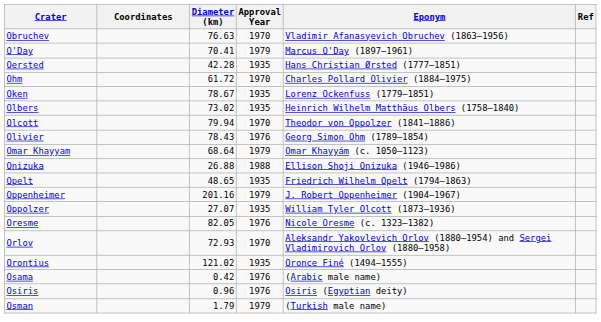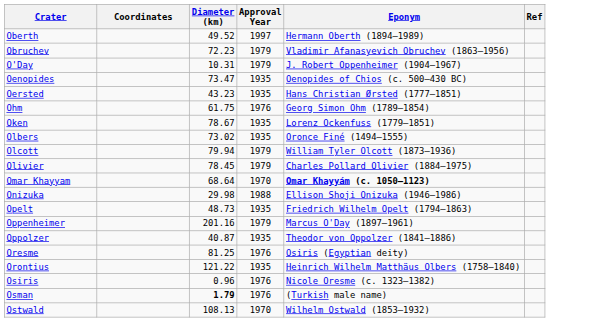+ row: (22, 36)
(221, 36) 76.63 -> (221, 51) 72.23
(260, 36) 1970 -> (260, 51) 1979
(221, 51) 70.41 -> (221, 65) 10.31
(349, 51) Marcus O'Day (1897–1961) -> (374, 65) J. Robert Oppenheimer (1904–1967)
+ row: (30, 79)
(221, 65) 42.28 -> (221, 94) 43.23
(221, 79) 61.72 -> (221, 108) 61.75
(260, 79) 1970 -> (260, 108) 1976
(378, 79) Charles Pollard Olivier (1884–1975) -> (358, 108) Georg Simon Ohm (1789–1854)
(402, 108) Heinrich Wilhelm Matthäus Olbers (1758–1840) -> (347, 137) Oronce Finé (1494–1555)
(260, 123) 1970 -> (260, 151) 1979
(370, 123) Theodor von Oppolzer (1841–1886) -> (371, 151) William Tyler Olcott (1873–1936)
(221, 137) 78.43 -> (221, 166) 78.45
(260, 137) 1976 -> (260, 166) 1979
(357, 137) Georg Simon Ohm (1789–1854) -> (379, 166) Charles Pollard Olivier (1884–1975)
(260, 151) 1979 -> (260, 180) 1970
(357, 151) normal -> (358, 180) bold
(221, 166) 26.88 -> (221, 195) 29.98
(221, 180) 48.65 -> (221, 209) 48.73
(373, 195) J. Robert Oppenheimer (1904–1967) -> (350, 223) Marcus O'Day (1897–1961)
(221, 209) 27.07 -> (221, 238) 40.87
(370, 209) William Tyler Olcott (1873–1936) -> (371, 238) Theodor von Oppolzer (1841–1886)
(221, 223) 82.05 -> (221, 252) 81.25
(360, 223) Nicole Oresme (c. 1323–1382) -> (347, 252) Osiris (Egyptian deity)
- row: (20, 243)
(218, 262) 121.02 -> (219, 267) 121.22
(346, 262) Oronce Finé (1494–1555) -> (403, 267) Heinrich Wilhelm Matthäus Olbers (1758–1840)
- row: (20, 277)
(346, 291) Osiris (Egyptian deity) -> (361, 281) Nicole Oresme (c. 1323–1382)
(224, 306) normal -> (224, 295) bold
(260, 306) 1979 -> (260, 295) 1976
+ row: (25, 310)
